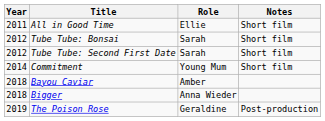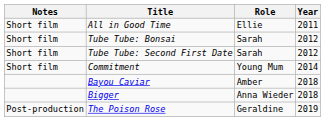columns swapped: (17, 11) <-> (279, 11)
